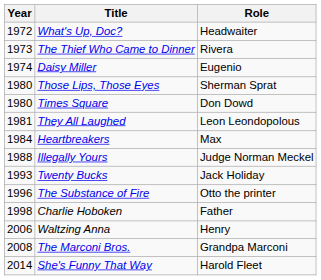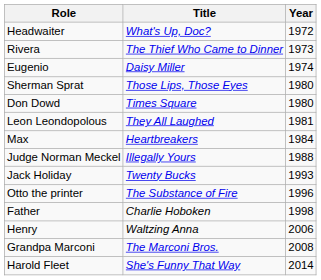columns swapped: (20, 13) <-> (257, 13)
